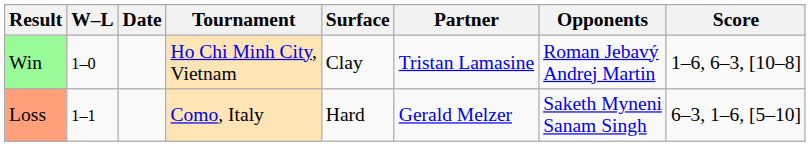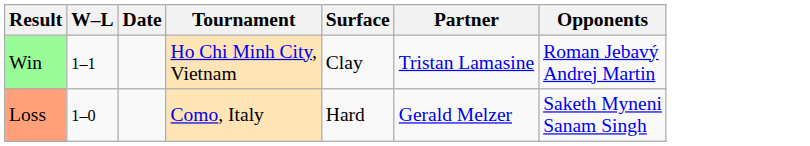- column: (736, 19)
(83, 63) 1–0 -> (83, 63) 1–1
(83, 116) 1–1 -> (83, 116) 1–0
